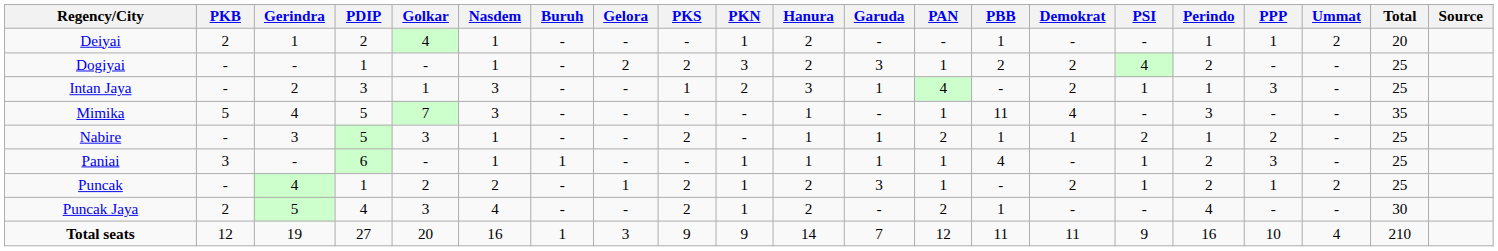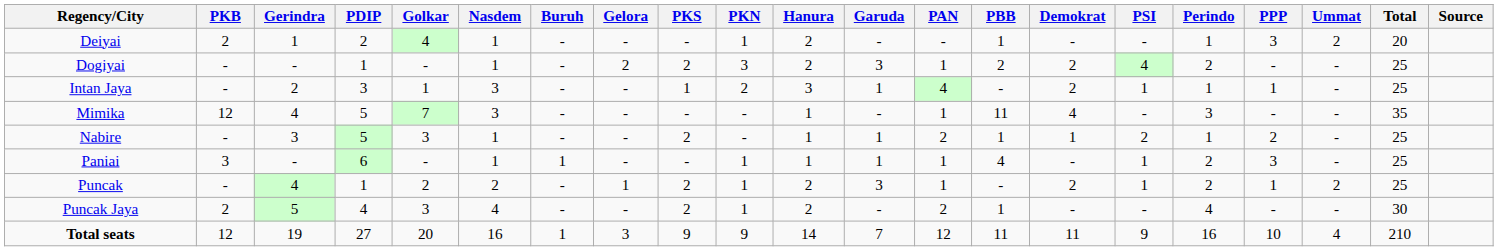(1273, 40) 1 -> (1273, 40) 3
(1273, 88) 3 -> (1273, 88) 1
(225, 112) 5 -> (225, 112) 12
